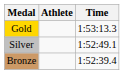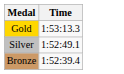- column: (57, 12)
